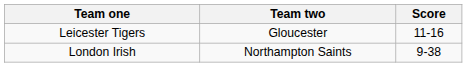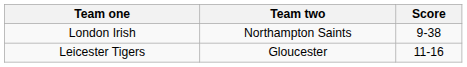rows swapped: (102, 52) <-> (102, 33)
